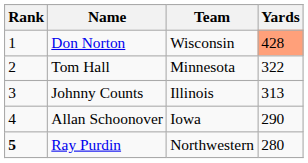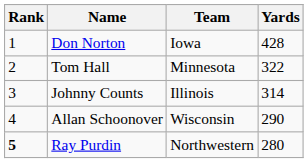(202, 43) Wisconsin -> (186, 43) Iowa
(273, 43) lightsalmon background -> (273, 43) no background
(273, 93) 313 -> (273, 93) 314
(186, 119) Iowa -> (202, 119) Wisconsin
